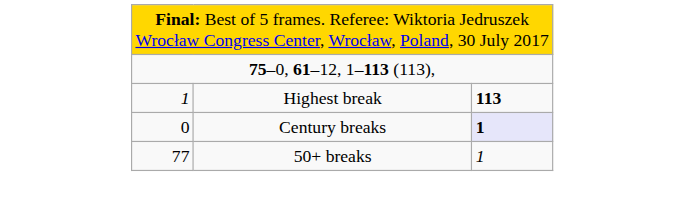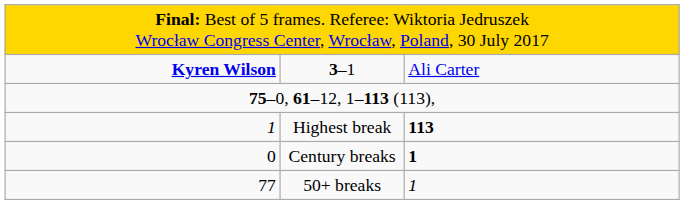+ row: (342, 69)
(480, 127) lavender background -> (413, 156) no background
